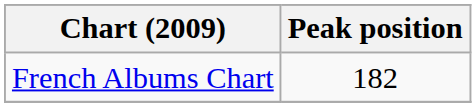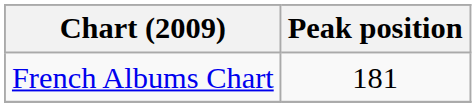(375, 76) 182 -> (375, 76) 181
